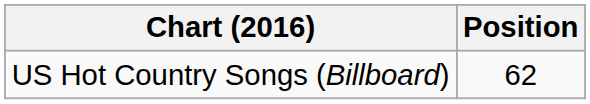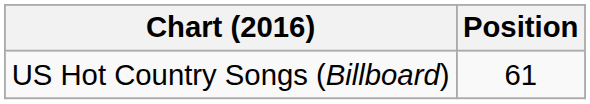(521, 74) 62 -> (521, 74) 61
